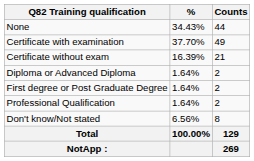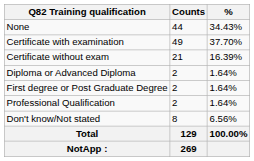columns swapped: (231, 12) <-> (191, 12)
